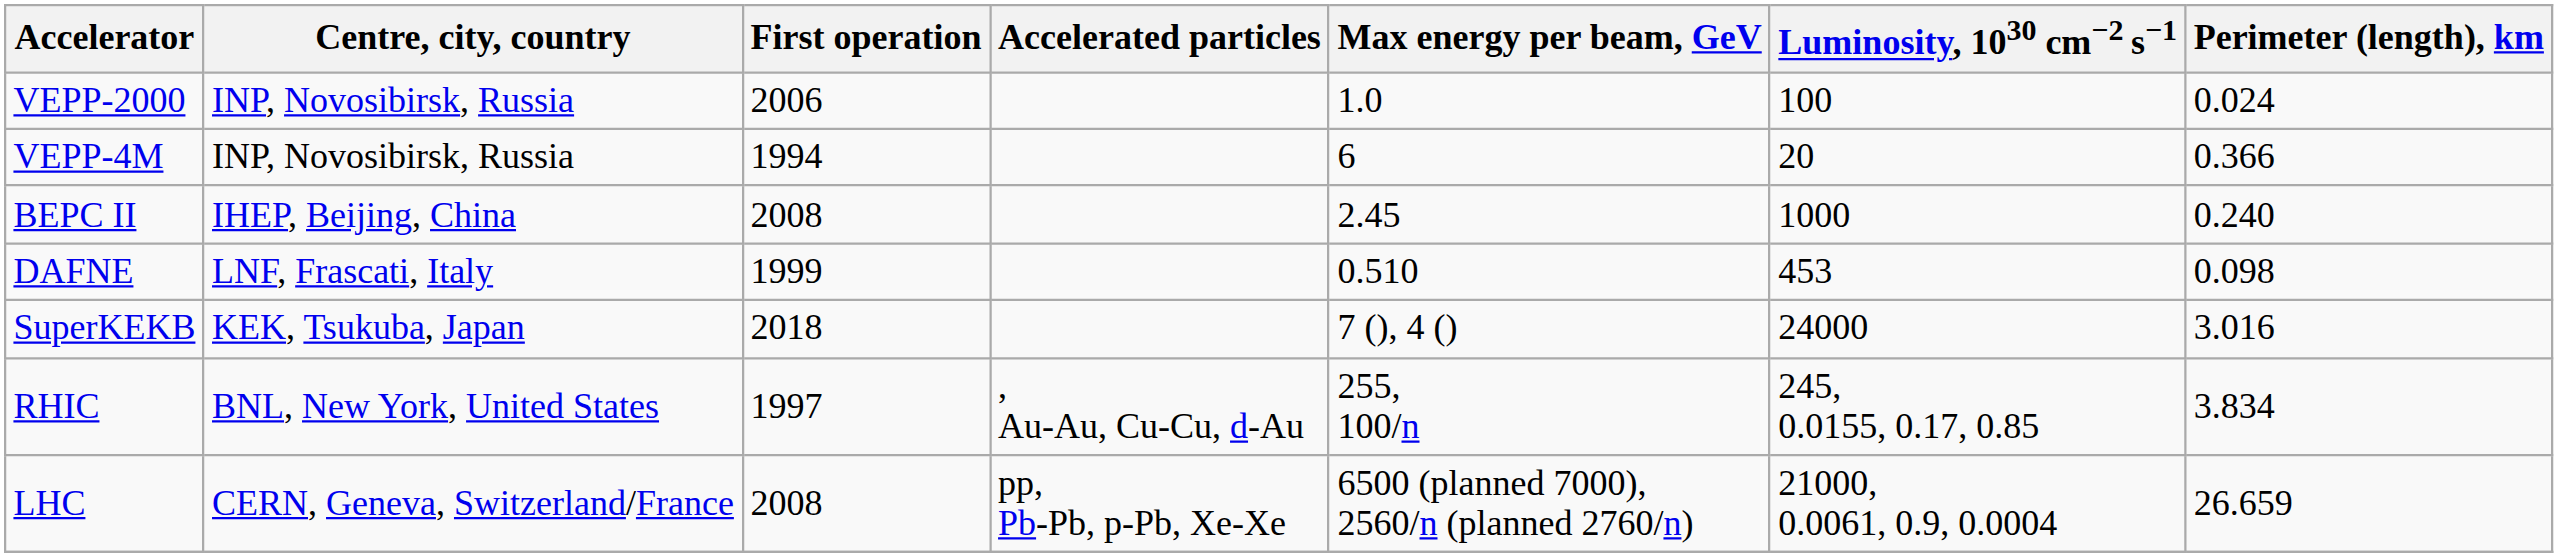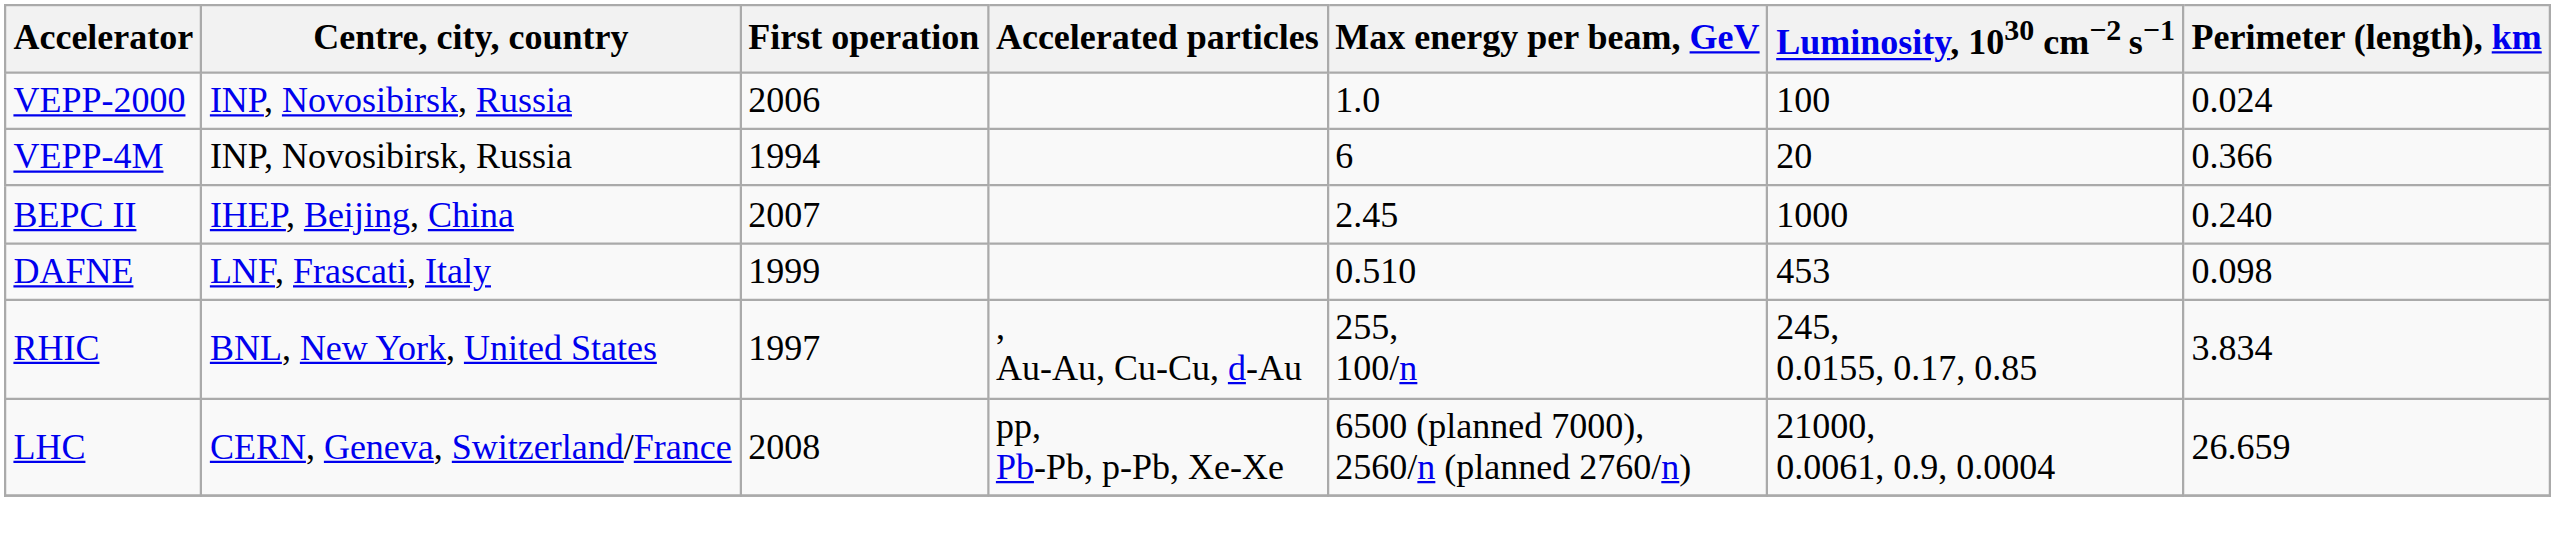(786, 214) 2008 -> (784, 214) 2007
- row: (104, 328)
